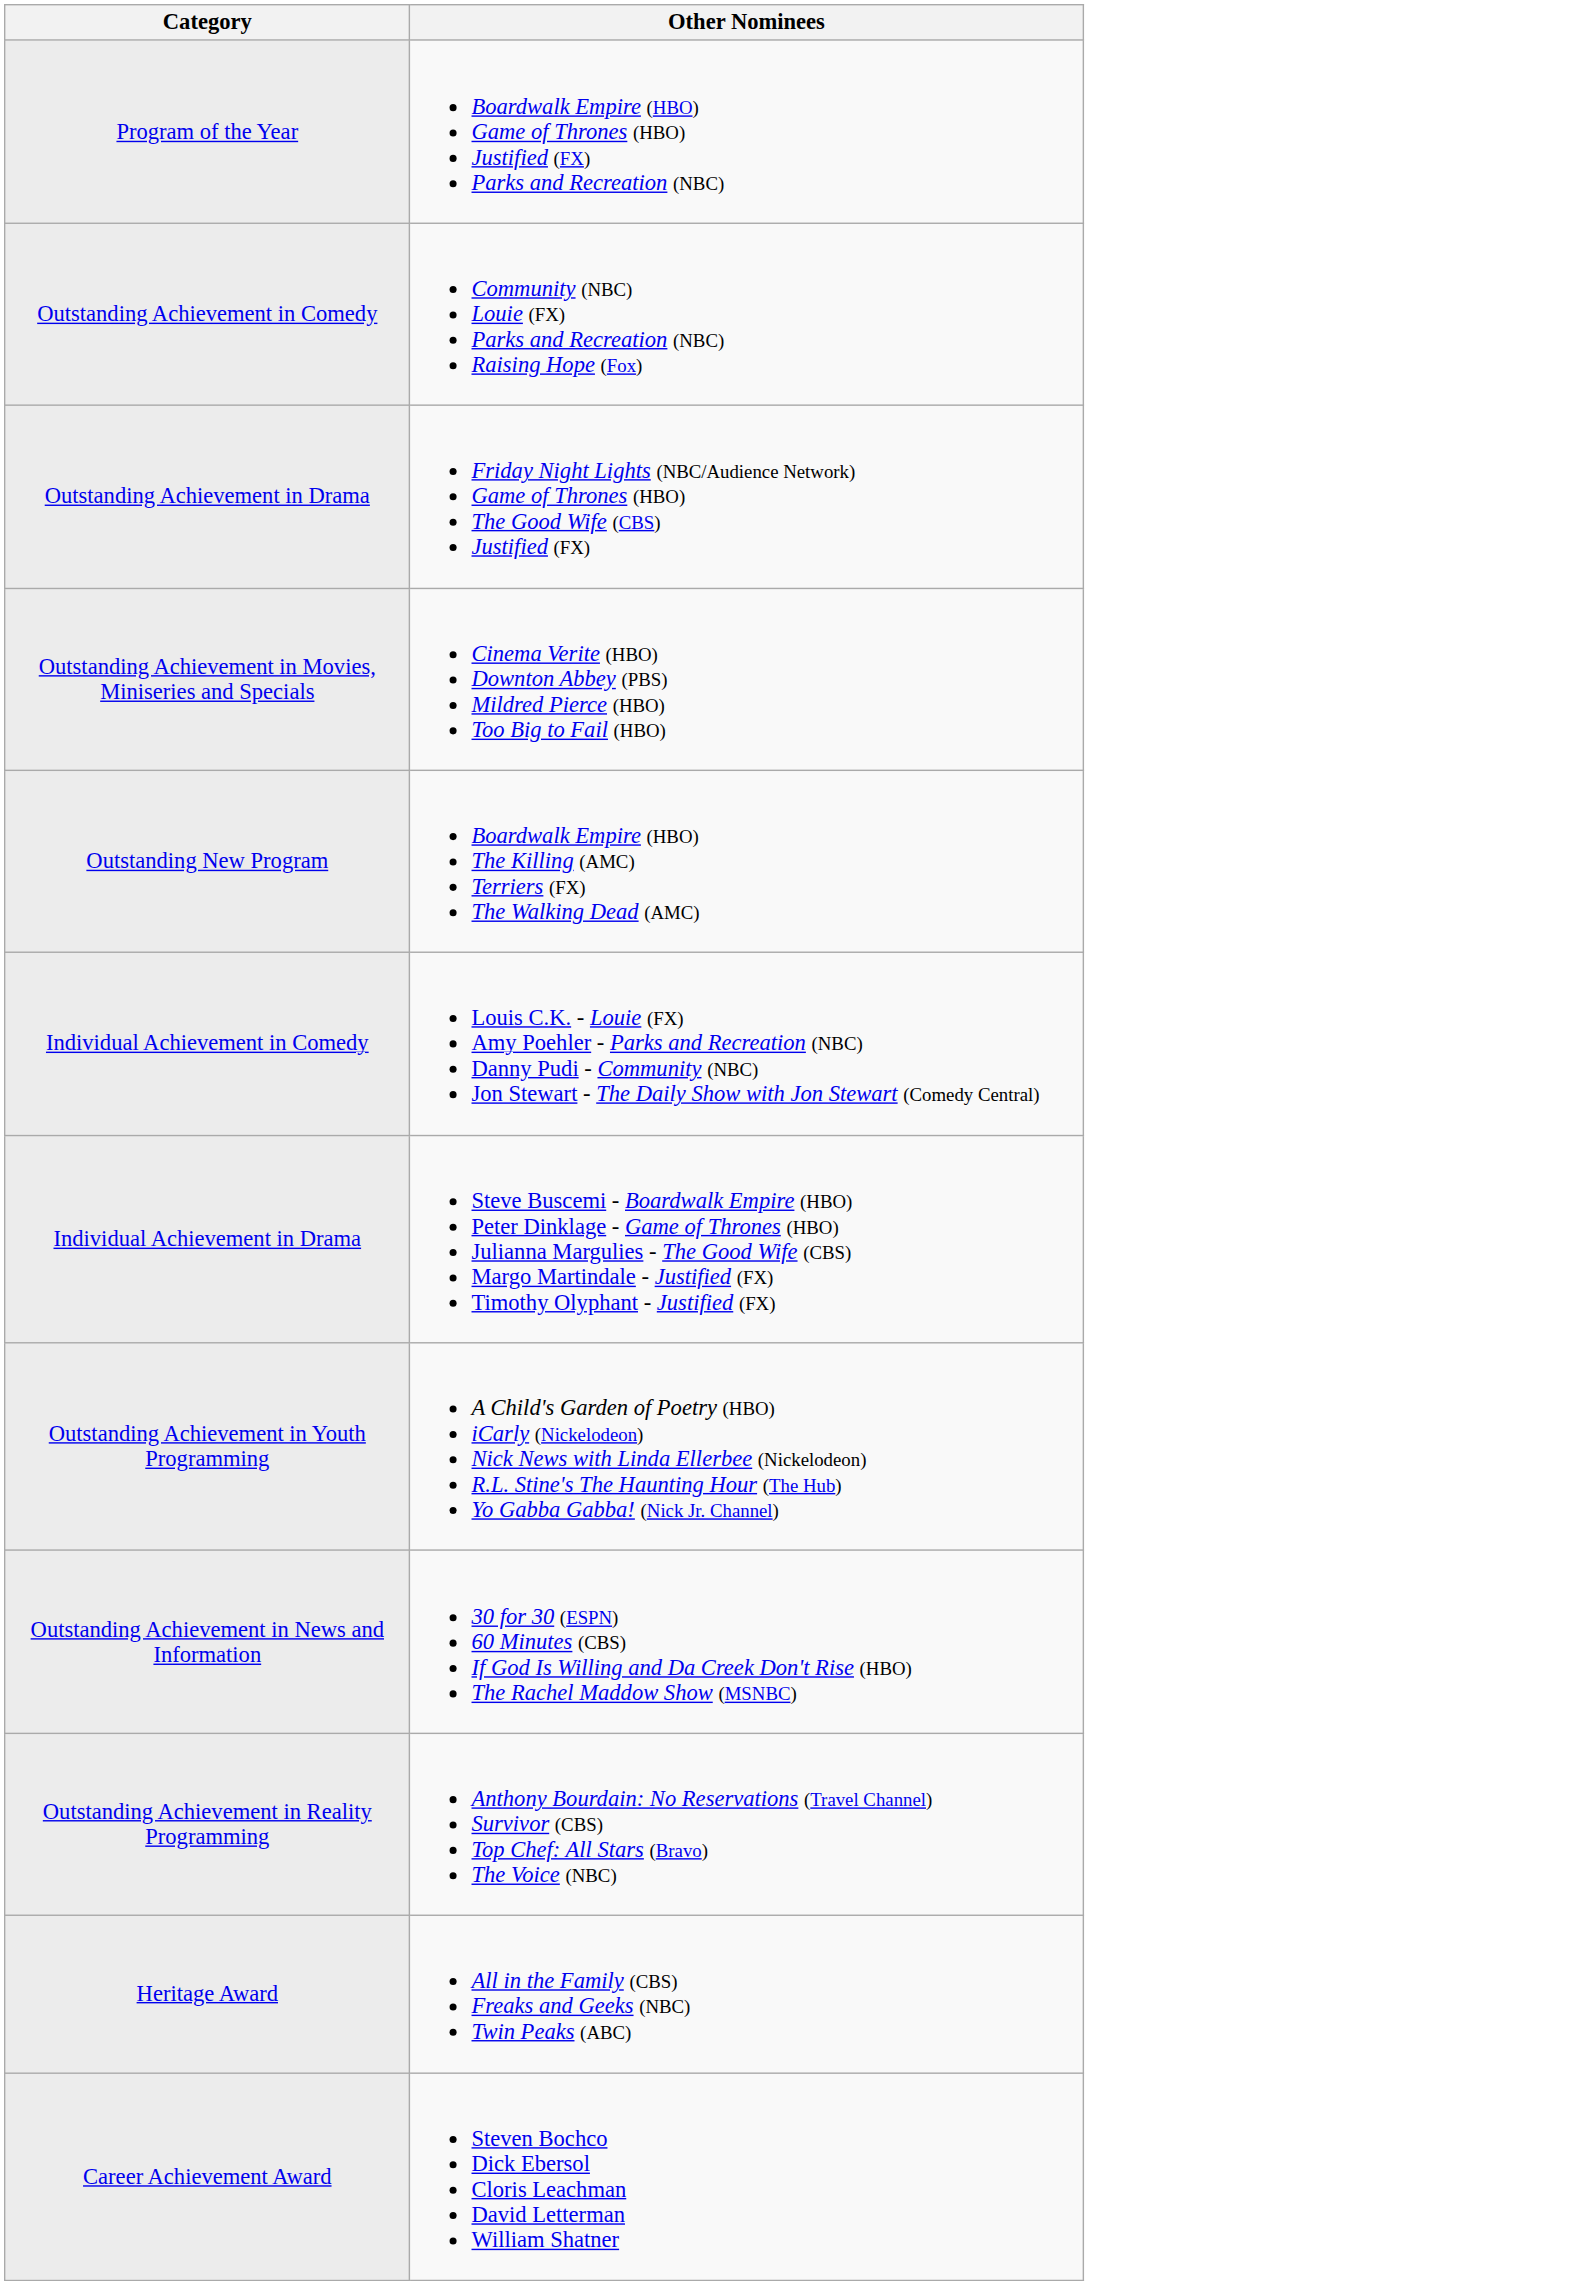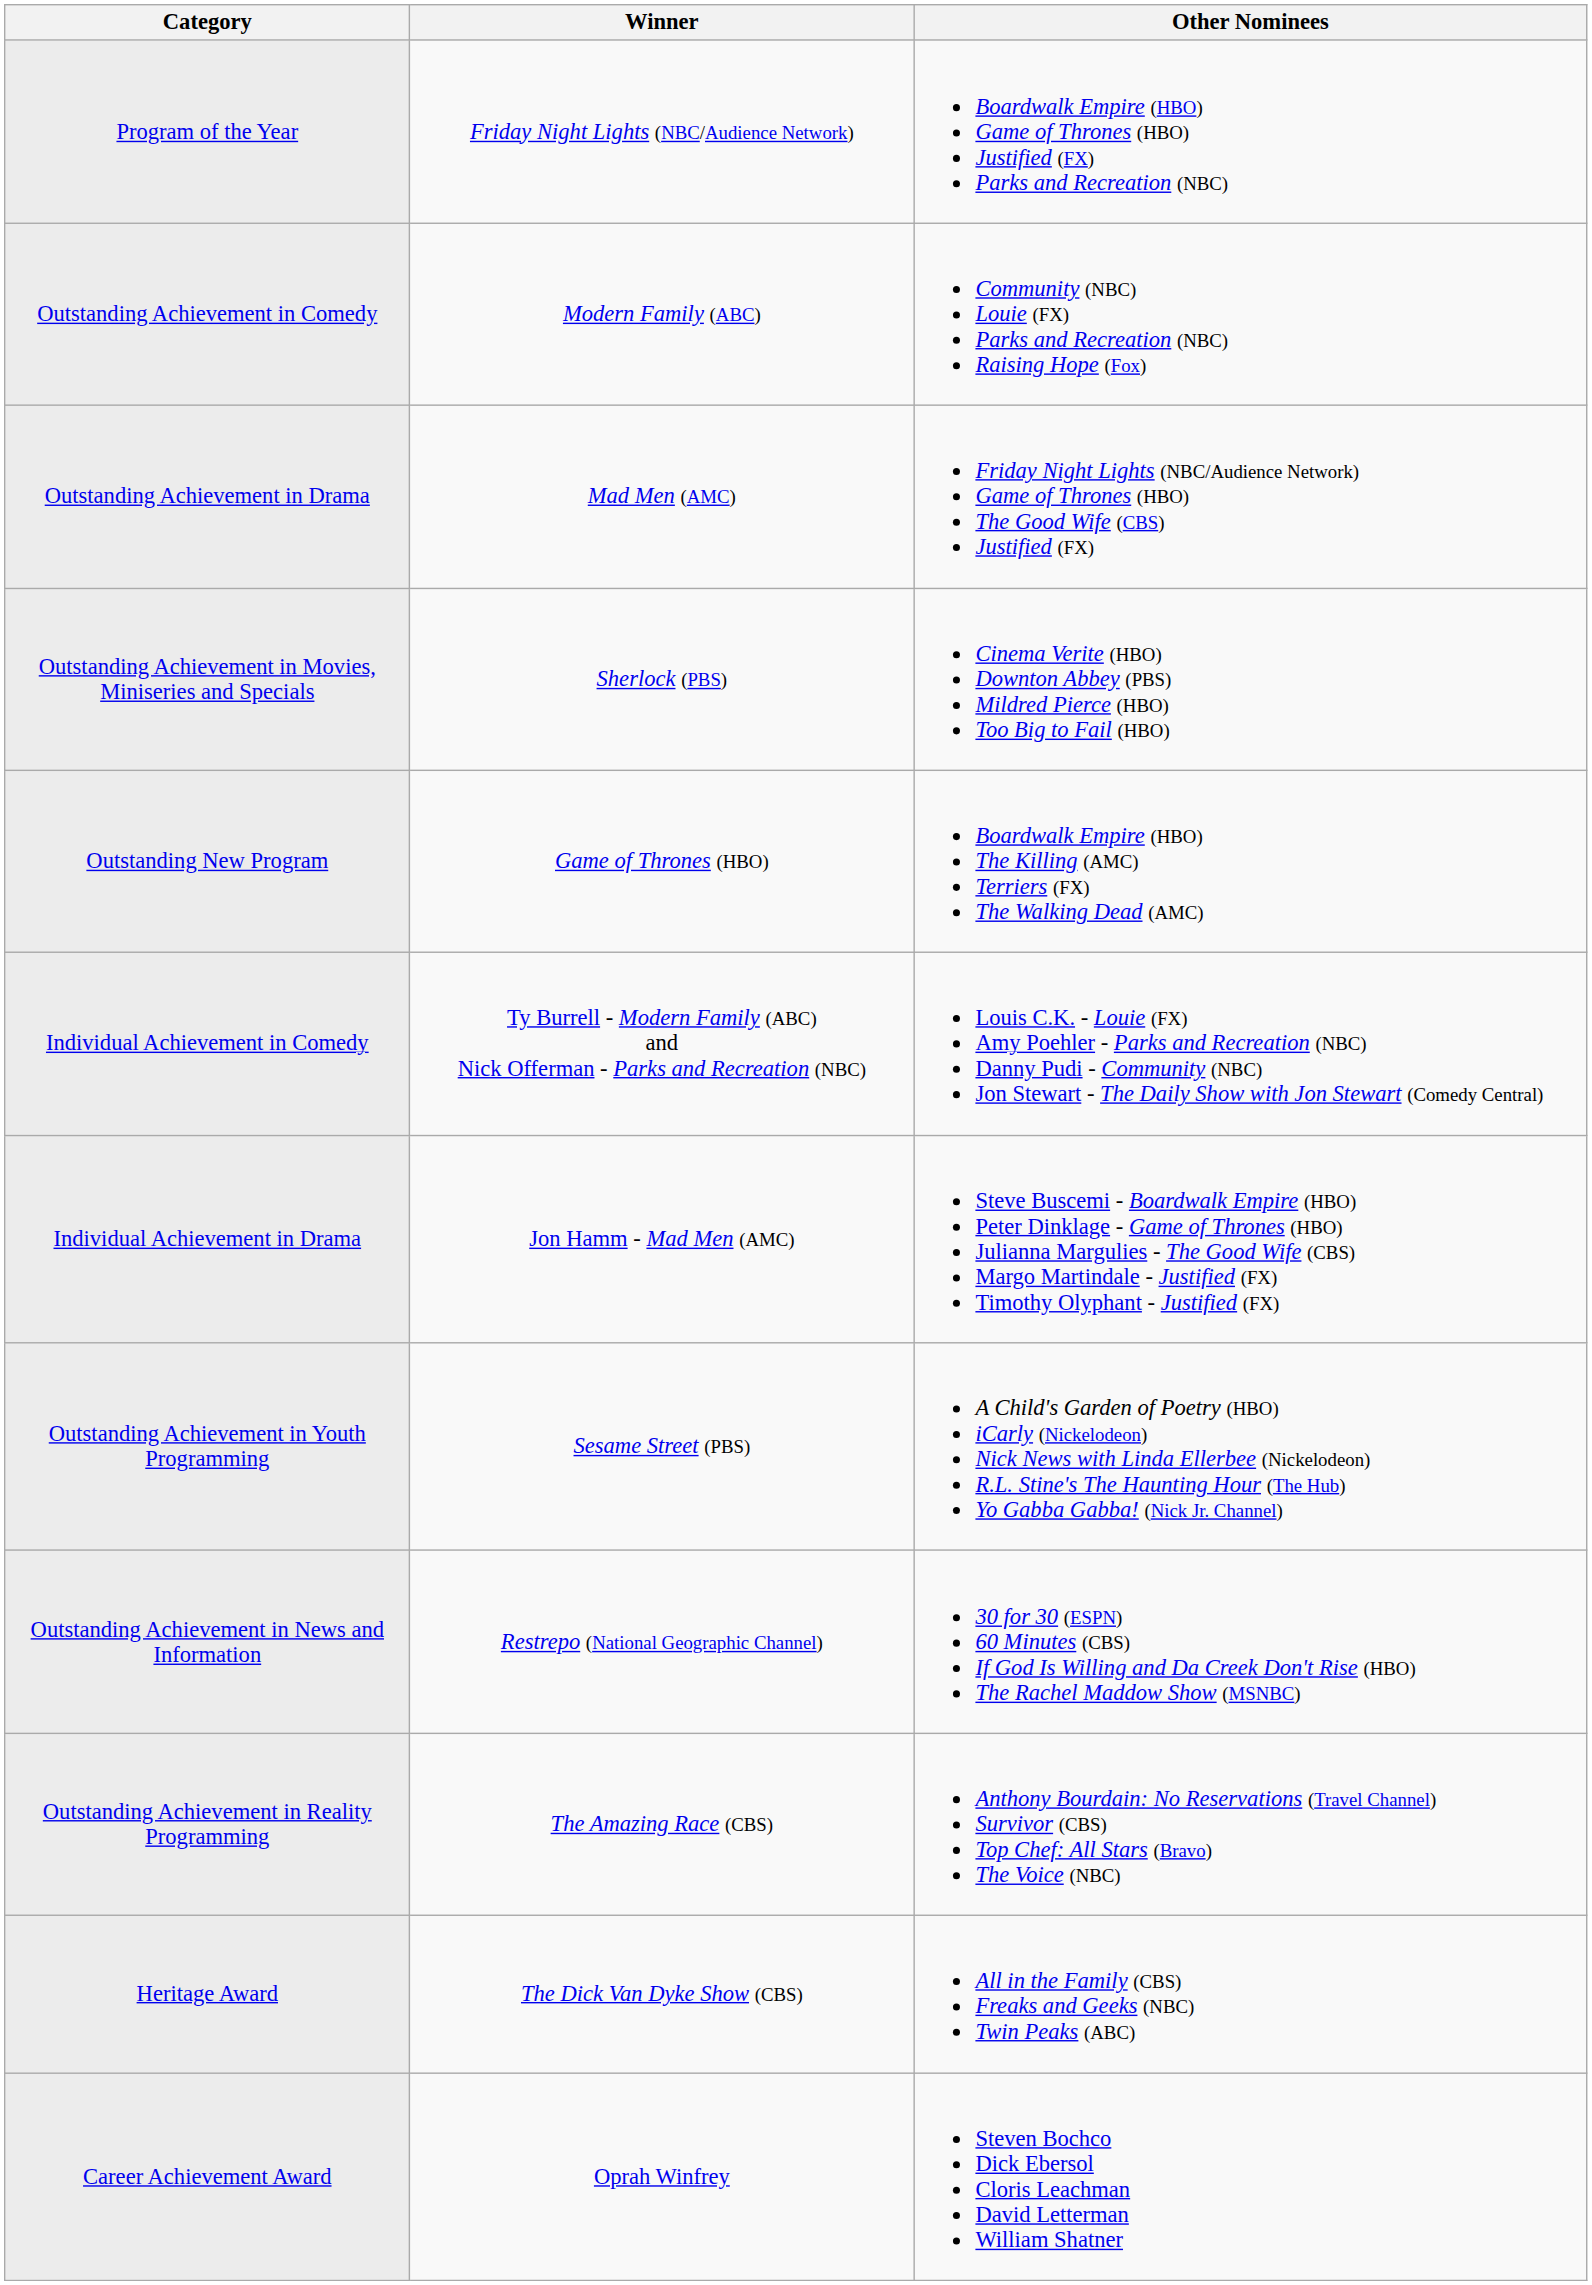+ column: (662, 22)
